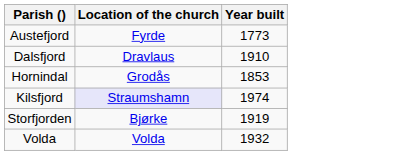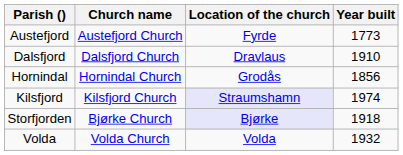+ column: (130, 14)
(255, 77) 1853 -> (366, 77) 1856
(148, 118) no background -> (259, 118) lavender background
(255, 118) 1919 -> (366, 118) 1918
